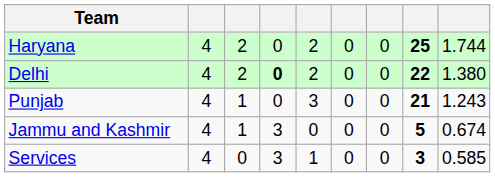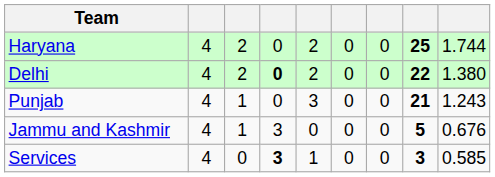(464, 130) 0.674 -> (464, 130) 0.676
(278, 158) normal -> (278, 158) bold
